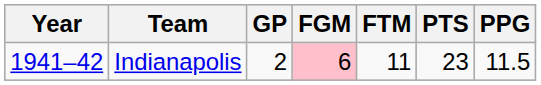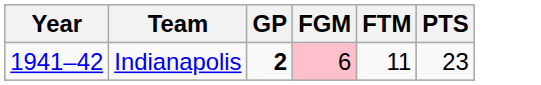- column: (505, 24)
(280, 62) normal -> (280, 62) bold
